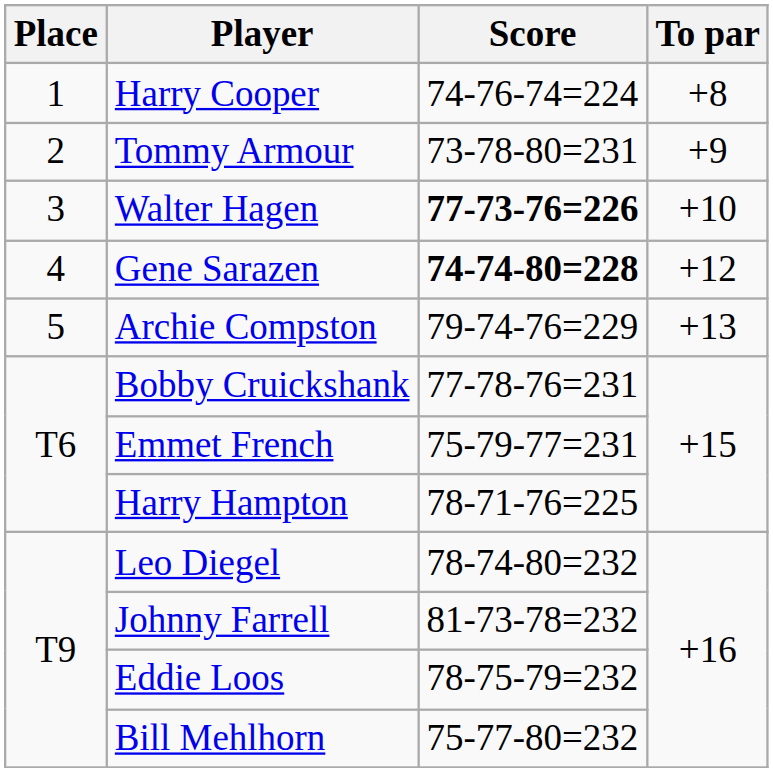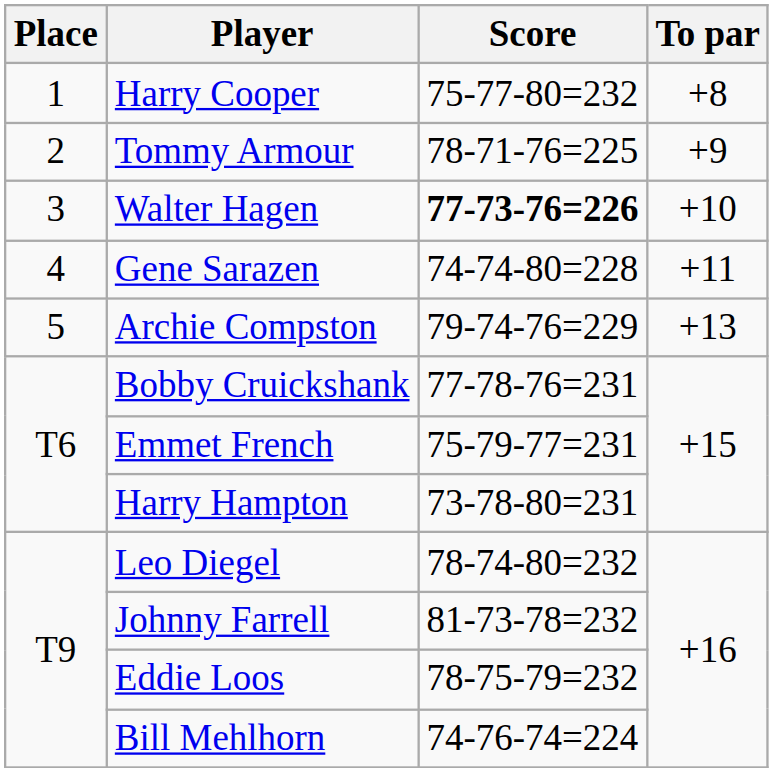(532, 92) 74-76-74=224 -> (532, 92) 75-77-80=232
(532, 151) 73-78-80=231 -> (532, 151) 78-71-76=225
(533, 268) bold -> (532, 268) normal
(708, 268) +12 -> (708, 268) +11
(532, 502) 78-71-76=225 -> (532, 502) 73-78-80=231
(532, 737) 75-77-80=232 -> (532, 737) 74-76-74=224
